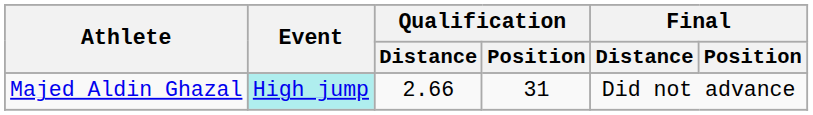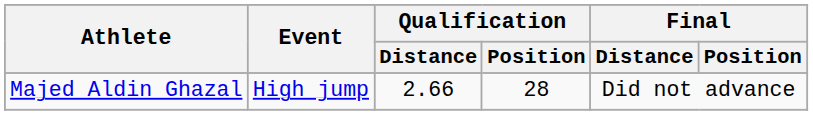(311, 91) paleturquoise background -> (311, 91) no background
(536, 91) 31 -> (536, 91) 28
